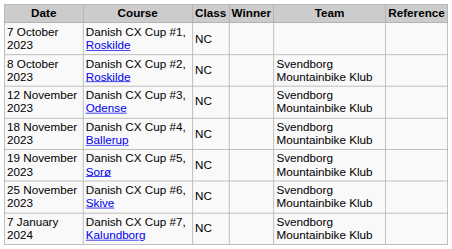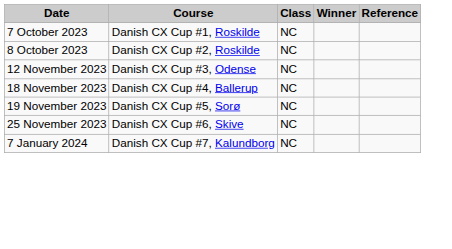- column: (330, 13)
